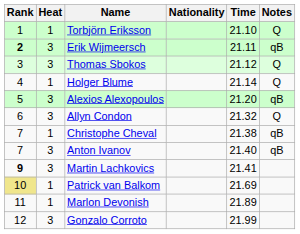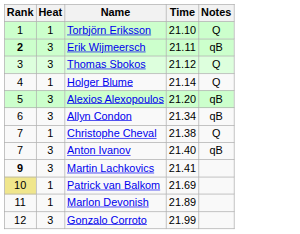- column: (197, 13)
(243, 116) 21.32 -> (182, 116) 21.34
(277, 116) Q -> (216, 116) qB
(277, 133) qB -> (216, 133) Q
